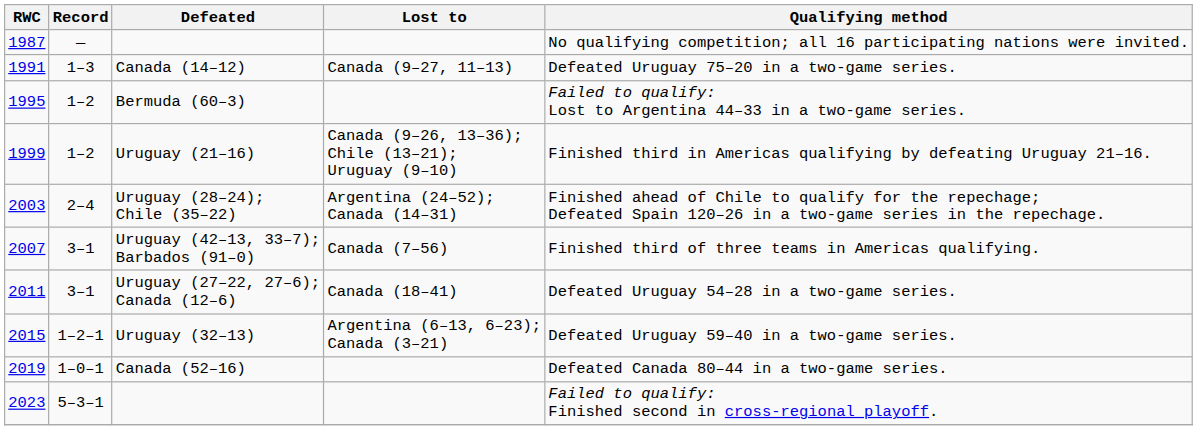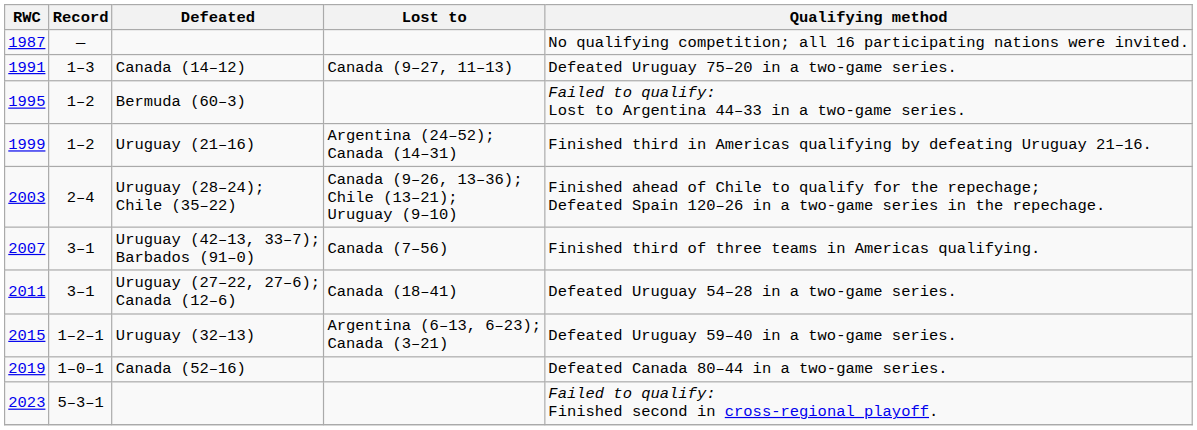(425, 154) Canada (9–26, 13–36); Chile (13–21); Uruguay (9–10) -> (411, 145) Argentina (24–52); Canada (14–31)
(411, 206) Argentina (24–52); Canada (14–31) -> (425, 197) Canada (9–26, 13–36); Chile (13–21); Uruguay (9–10)
